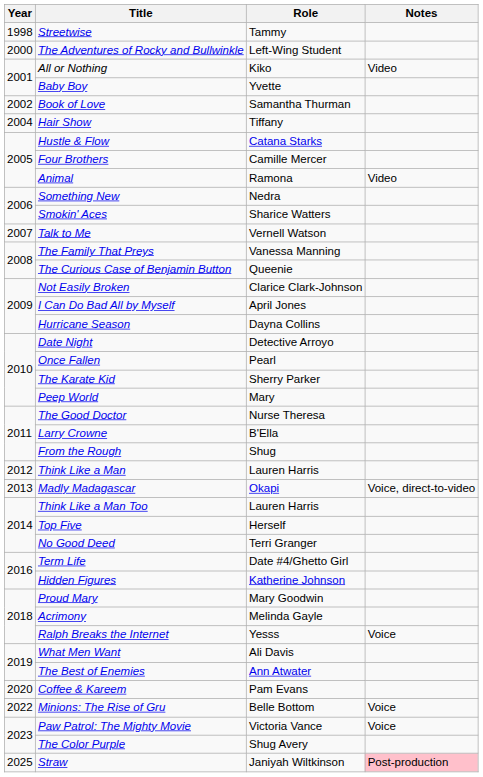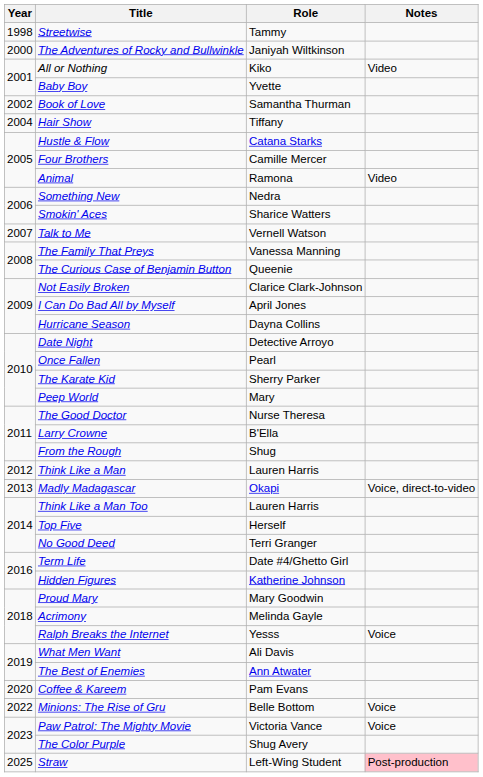(295, 50) Left-Wing Student -> (297, 50) Janiyah Wiltkinson
(297, 762) Janiyah Wiltkinson -> (295, 762) Left-Wing Student
